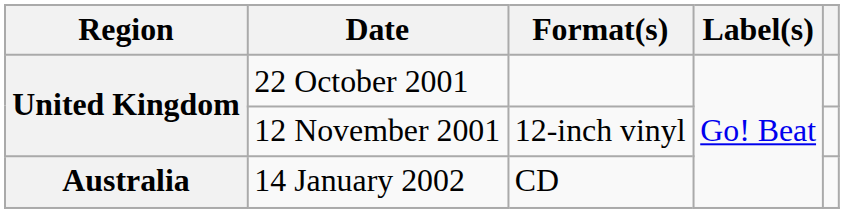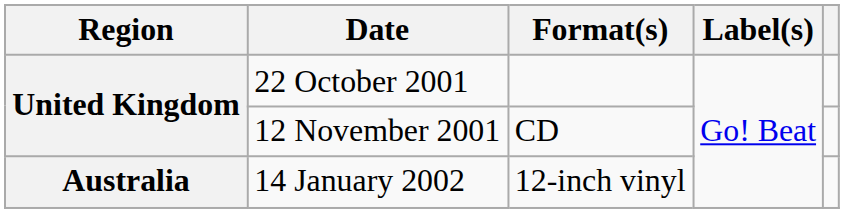(600, 130) 12-inch vinyl -> (537, 130) CD
(537, 181) CD -> (600, 181) 12-inch vinyl
